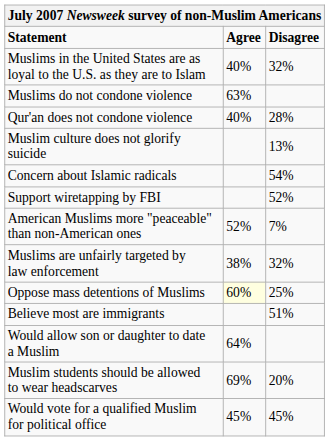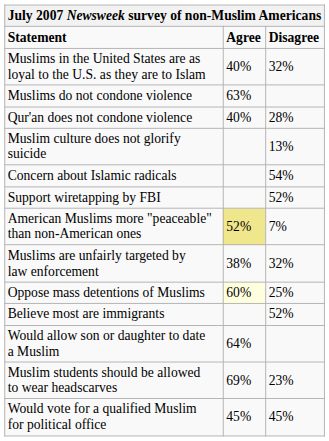(239, 226) no background -> (239, 226) khaki background
(281, 314) 51% -> (281, 314) 52%
(281, 380) 20% -> (281, 380) 23%
